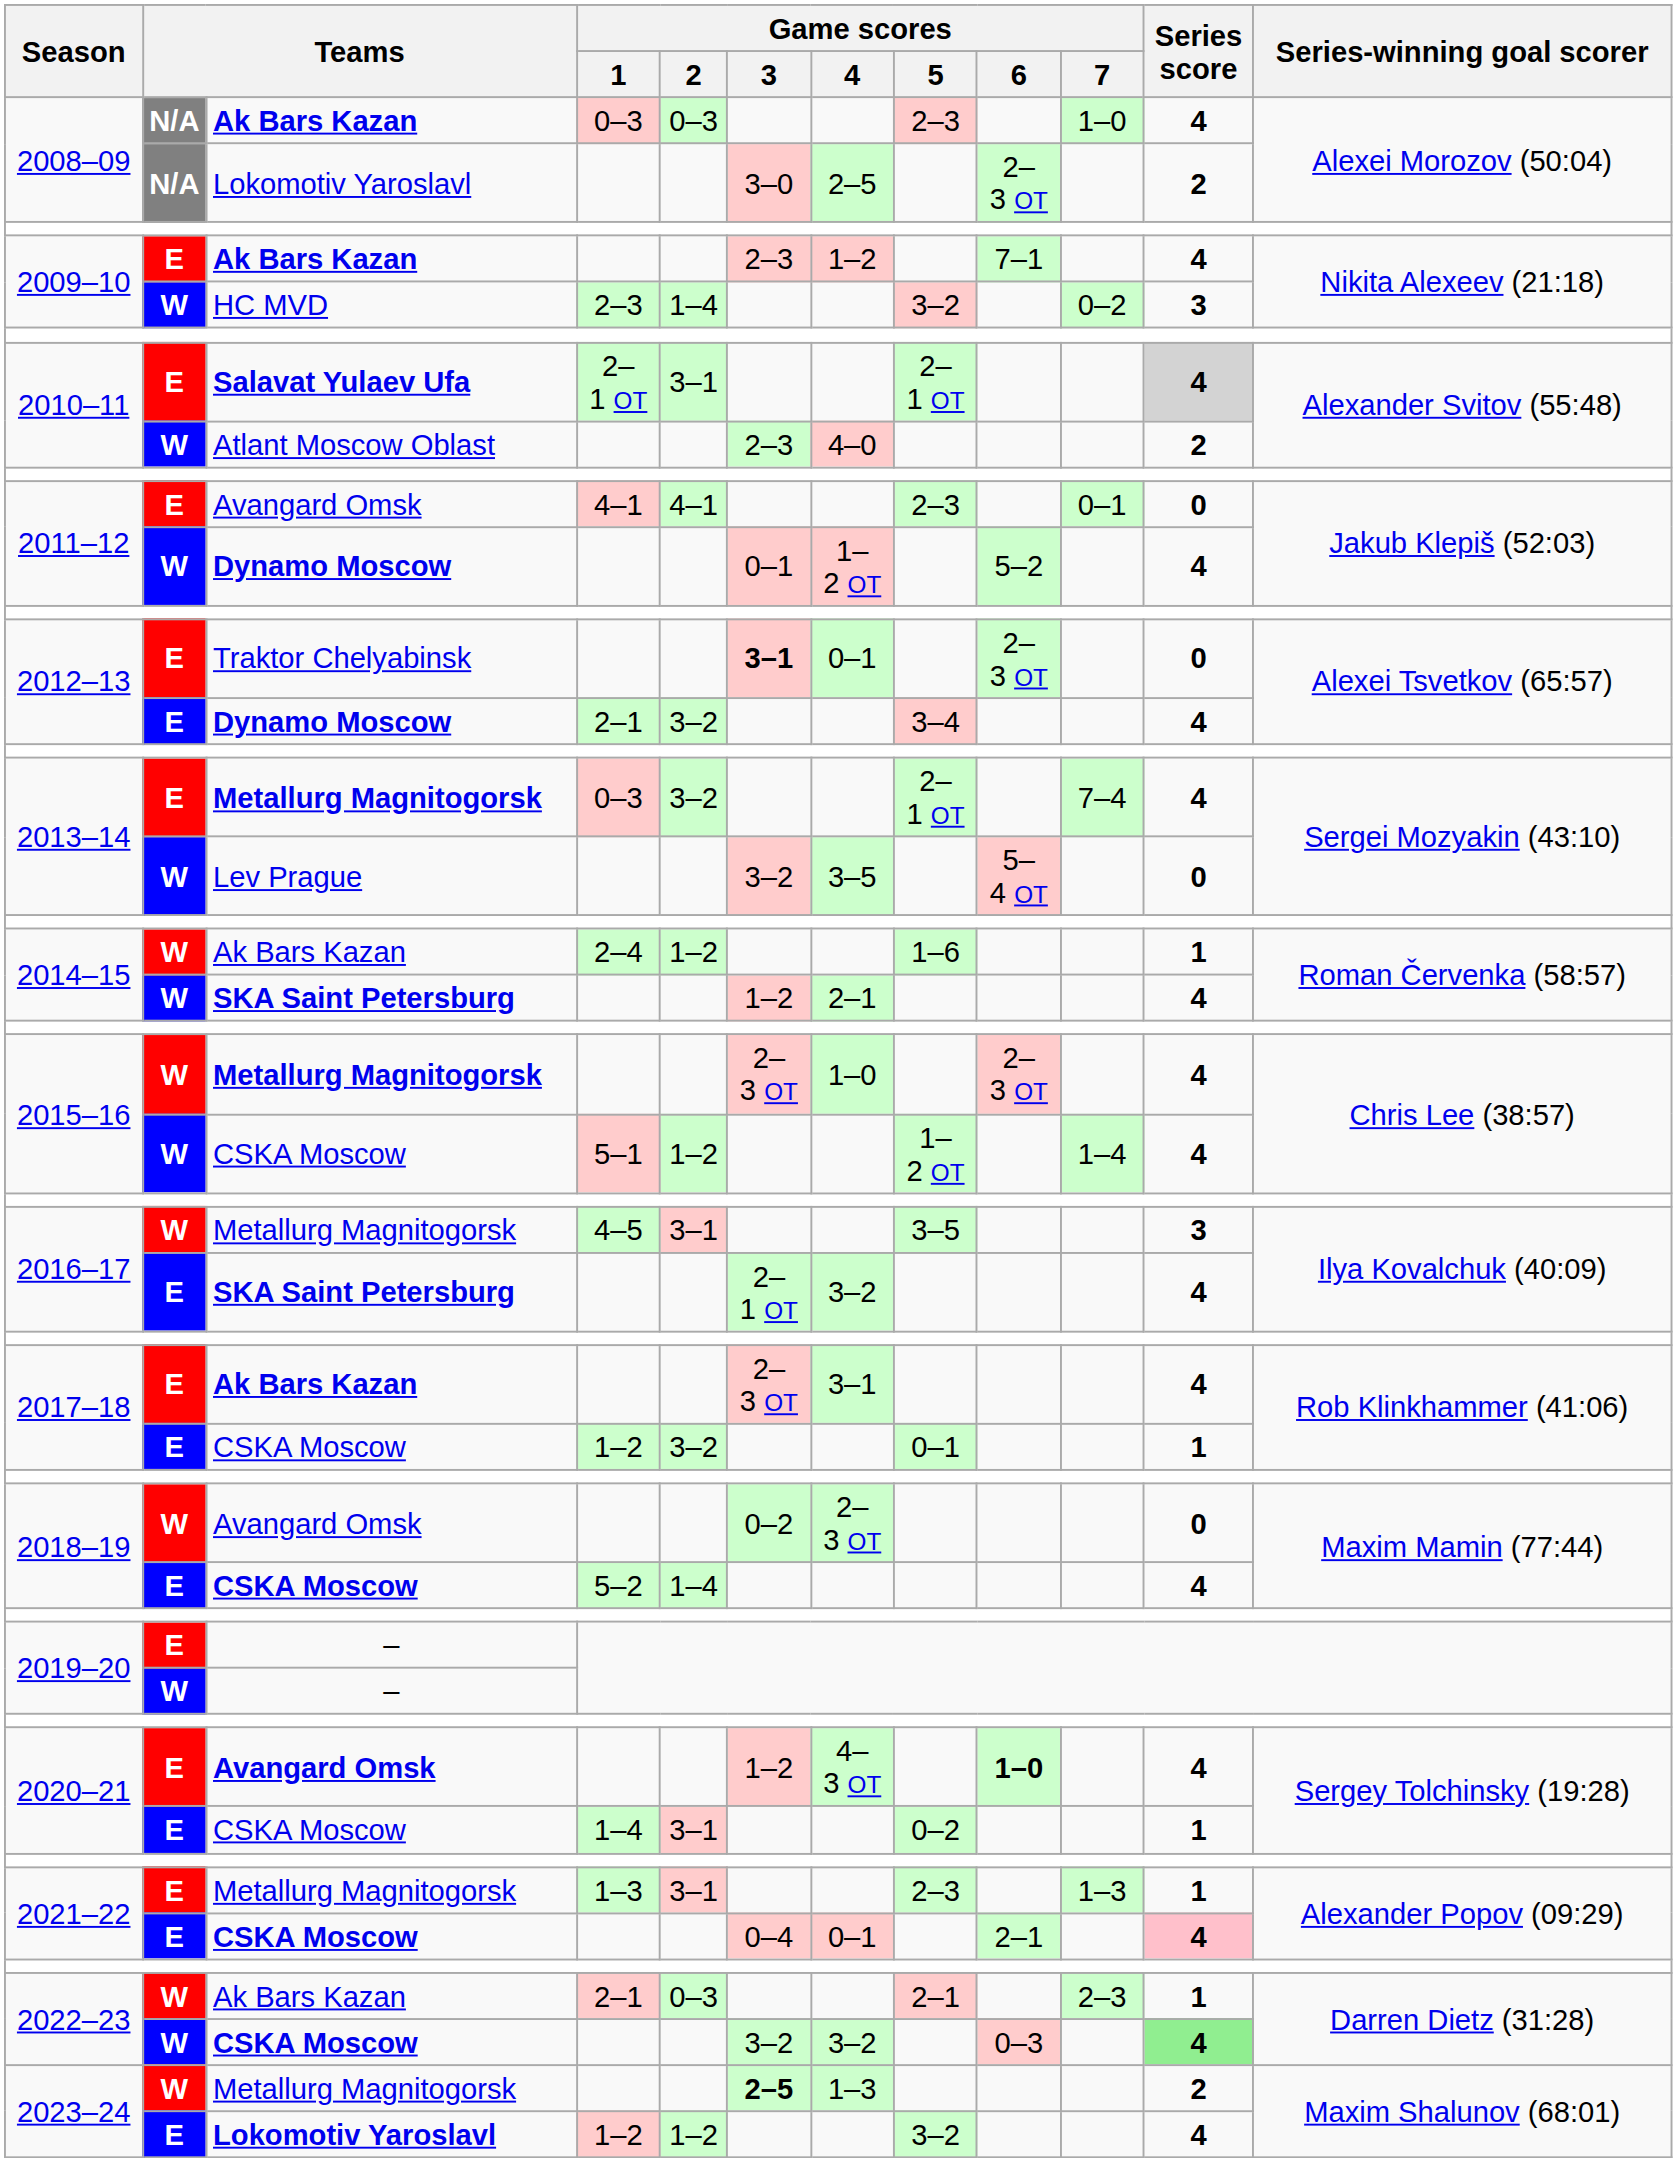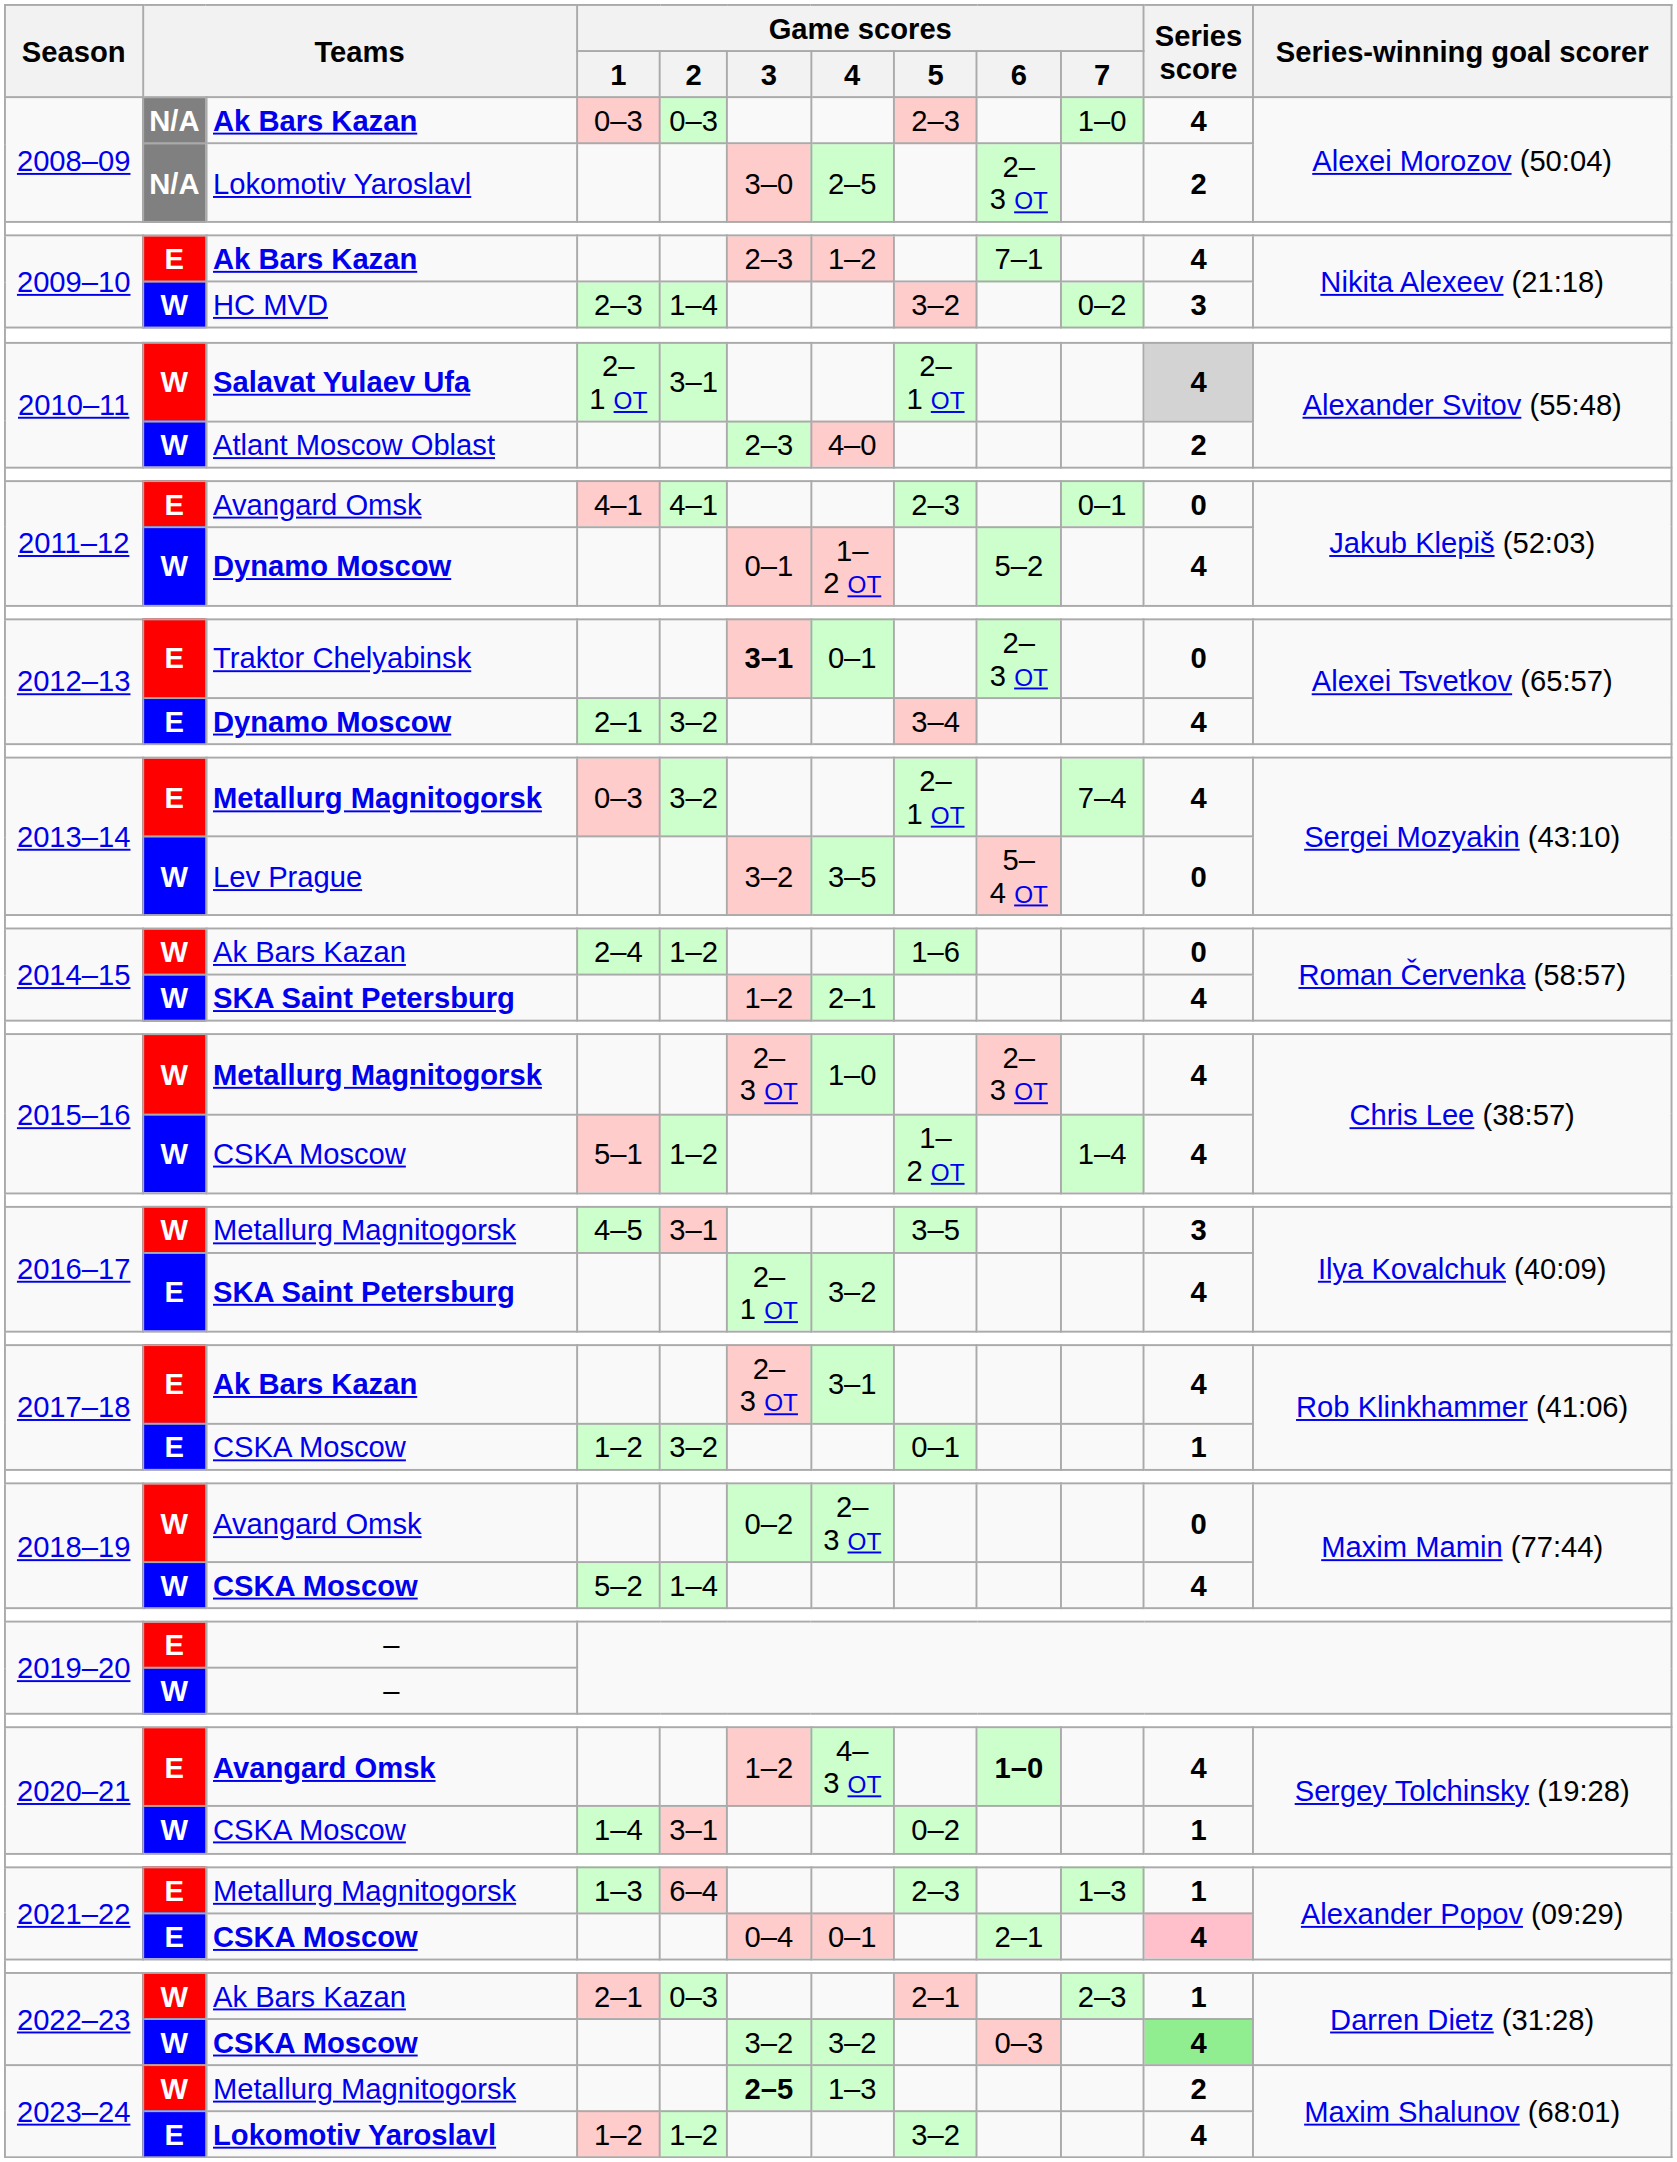(174, 382) E -> (174, 382) W
(1198, 952) 1 -> (1198, 952) 0
(174, 1585) E -> (174, 1585) W
(174, 1830) E -> (174, 1830) W
(694, 1890) 3–1 -> (694, 1890) 6–4
